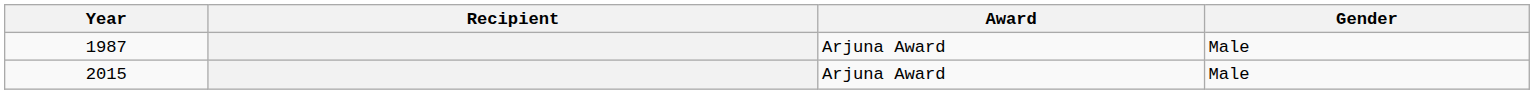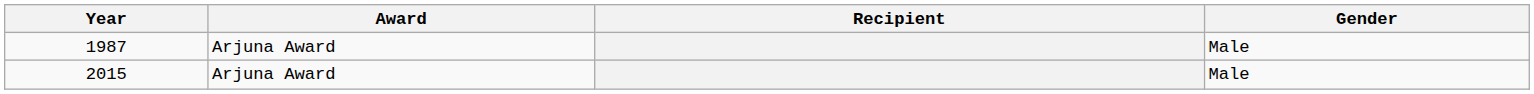columns swapped: (513, 19) <-> (1011, 19)
